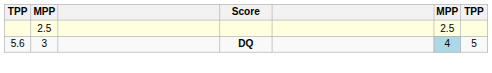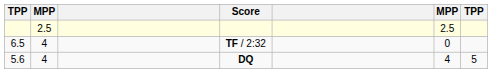+ row: (246, 44)
(44, 44) 3 -> (44, 60) 4
(447, 44) lightblue background -> (447, 60) no background
